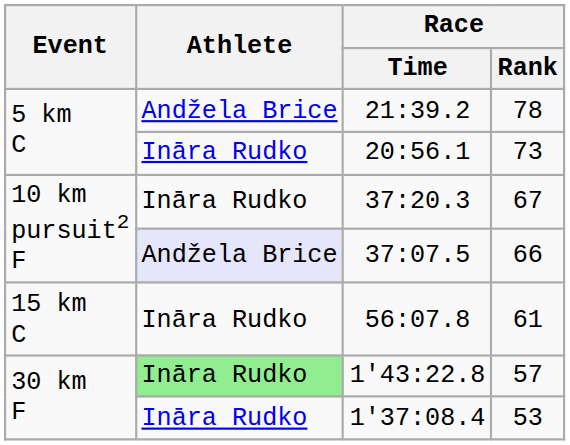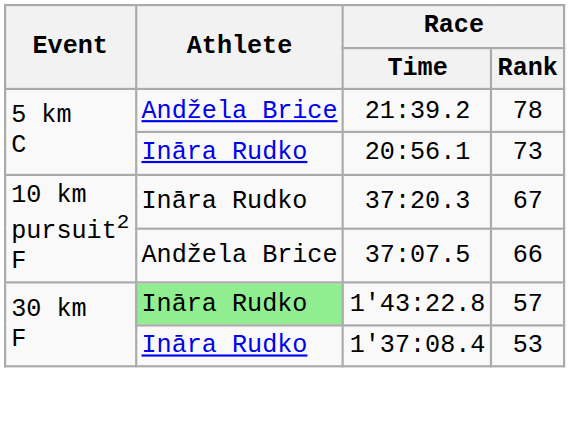(240, 255) lavender background -> (240, 255) no background
- row: (418, 319)
